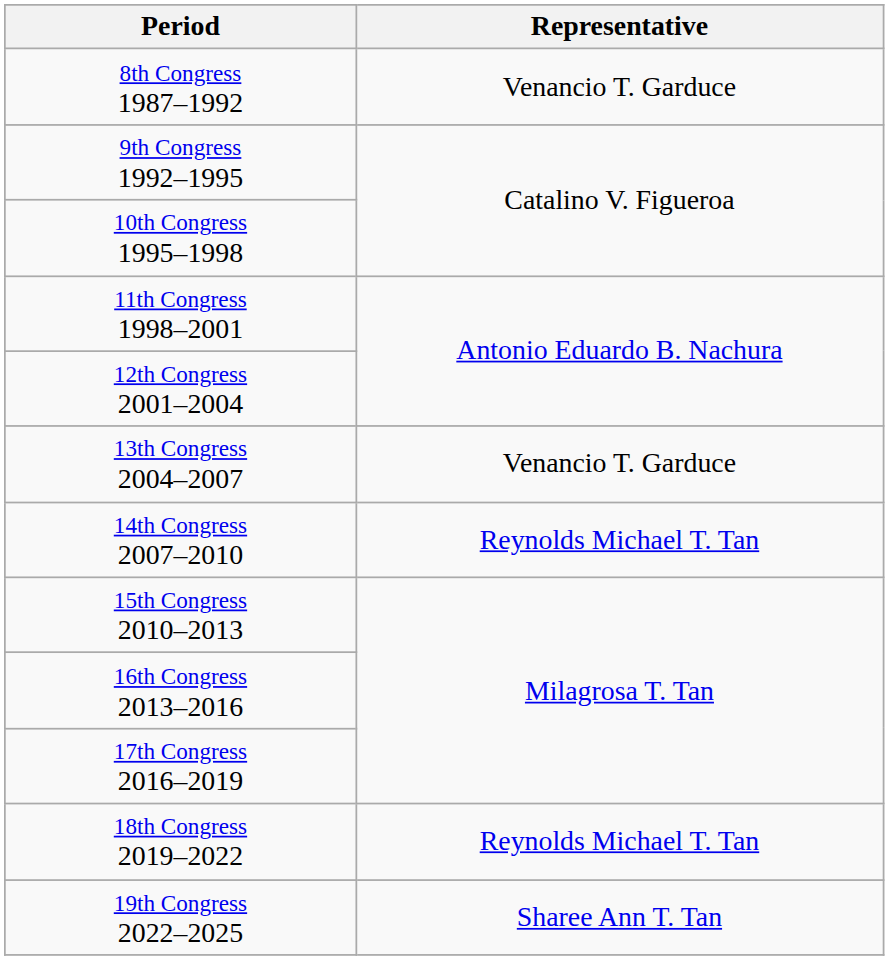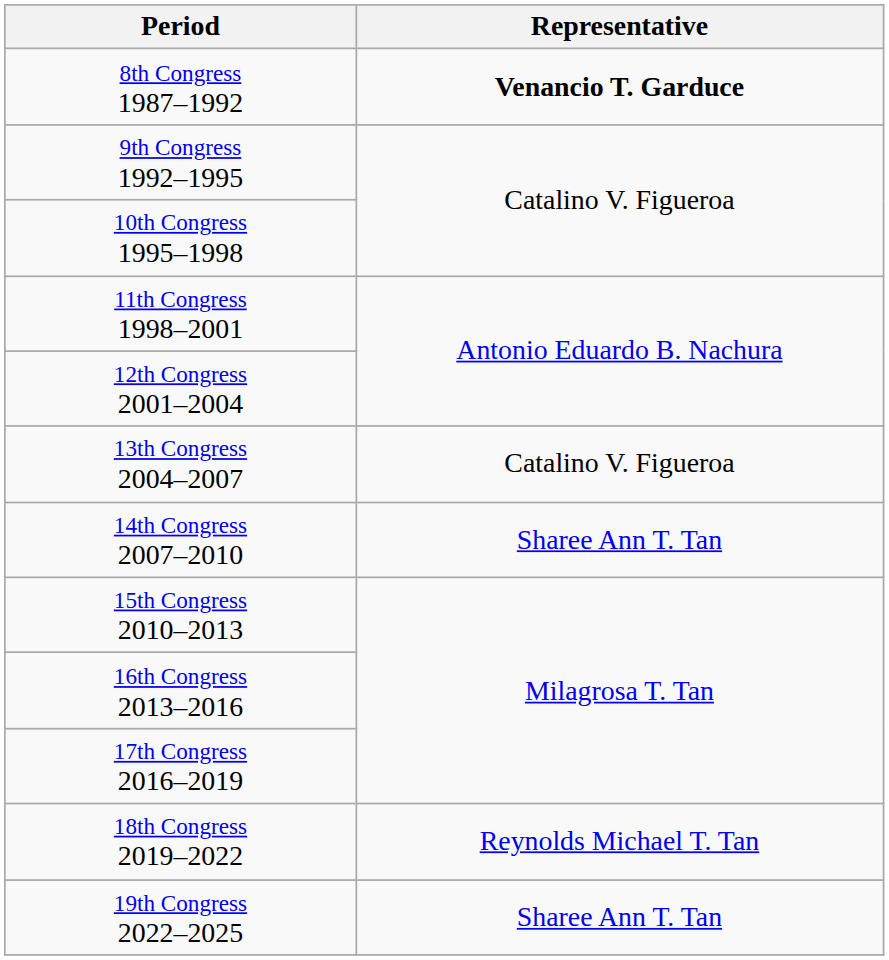(619, 86) normal -> (619, 86) bold
(619, 463) Venancio T. Garduce -> (619, 463) Catalino V. Figueroa
(619, 539) Reynolds Michael T. Tan -> (619, 539) Sharee Ann T. Tan
